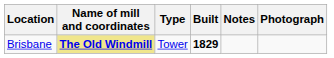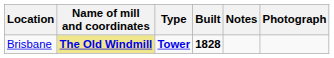(173, 44) normal -> (174, 44) bold
(206, 44) 1829 -> (208, 44) 1828
